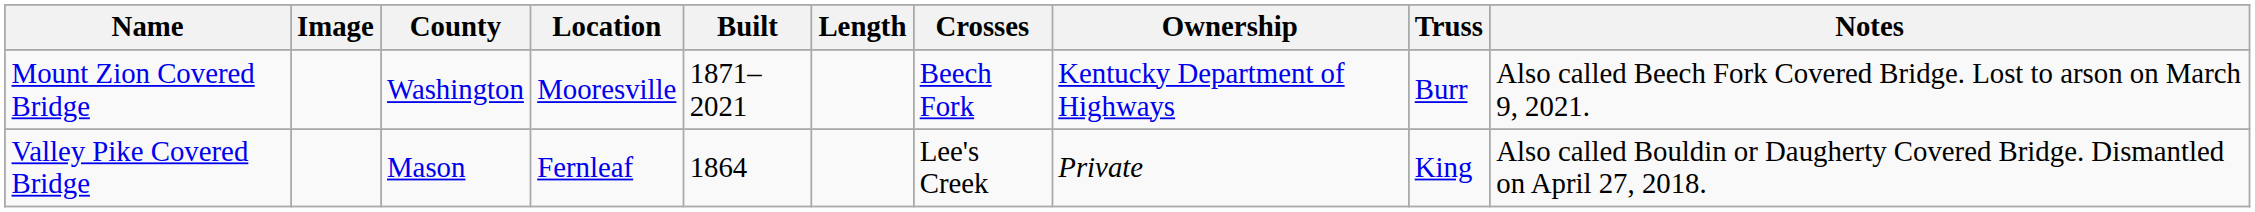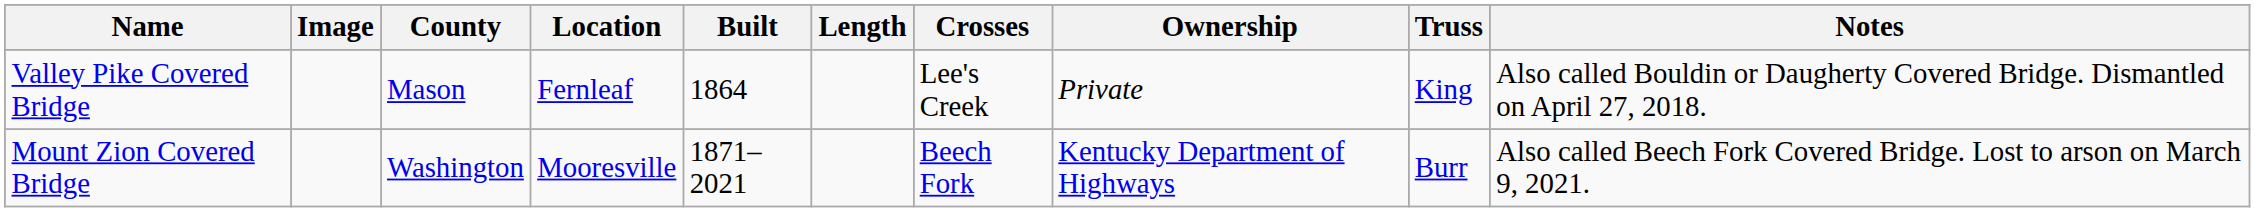rows swapped: (133, 89) <-> (130, 167)
